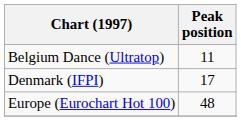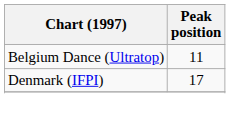- row: (92, 103)
